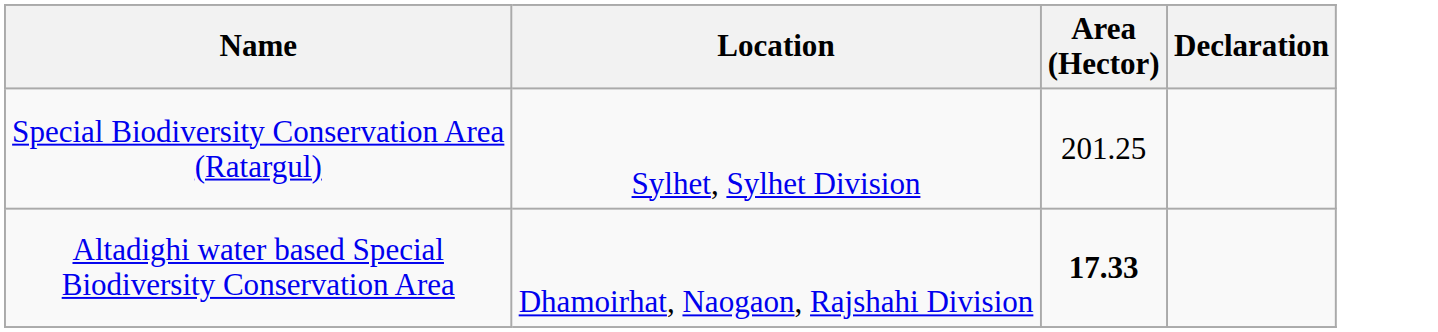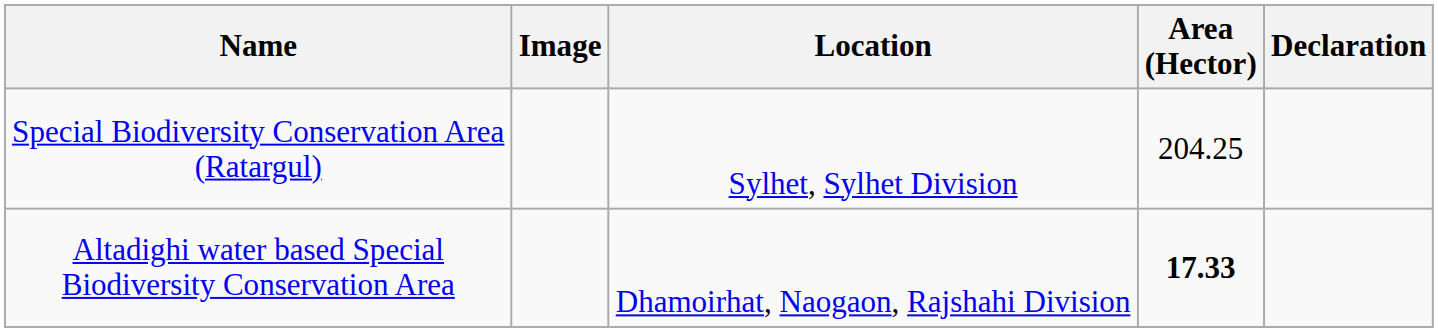+ column: (560, 46)
(1104, 148) 201.25 -> (1201, 148) 204.25
